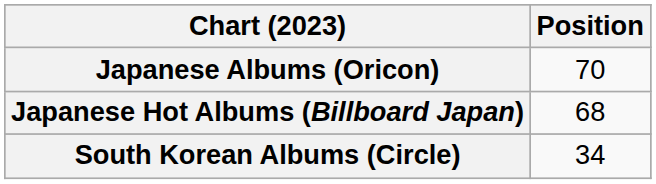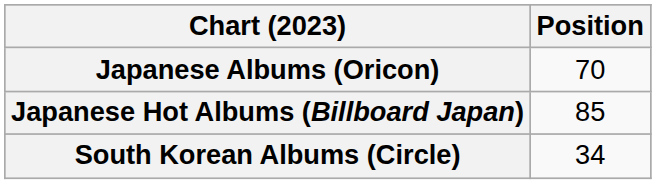(590, 112) 68 -> (590, 112) 85
